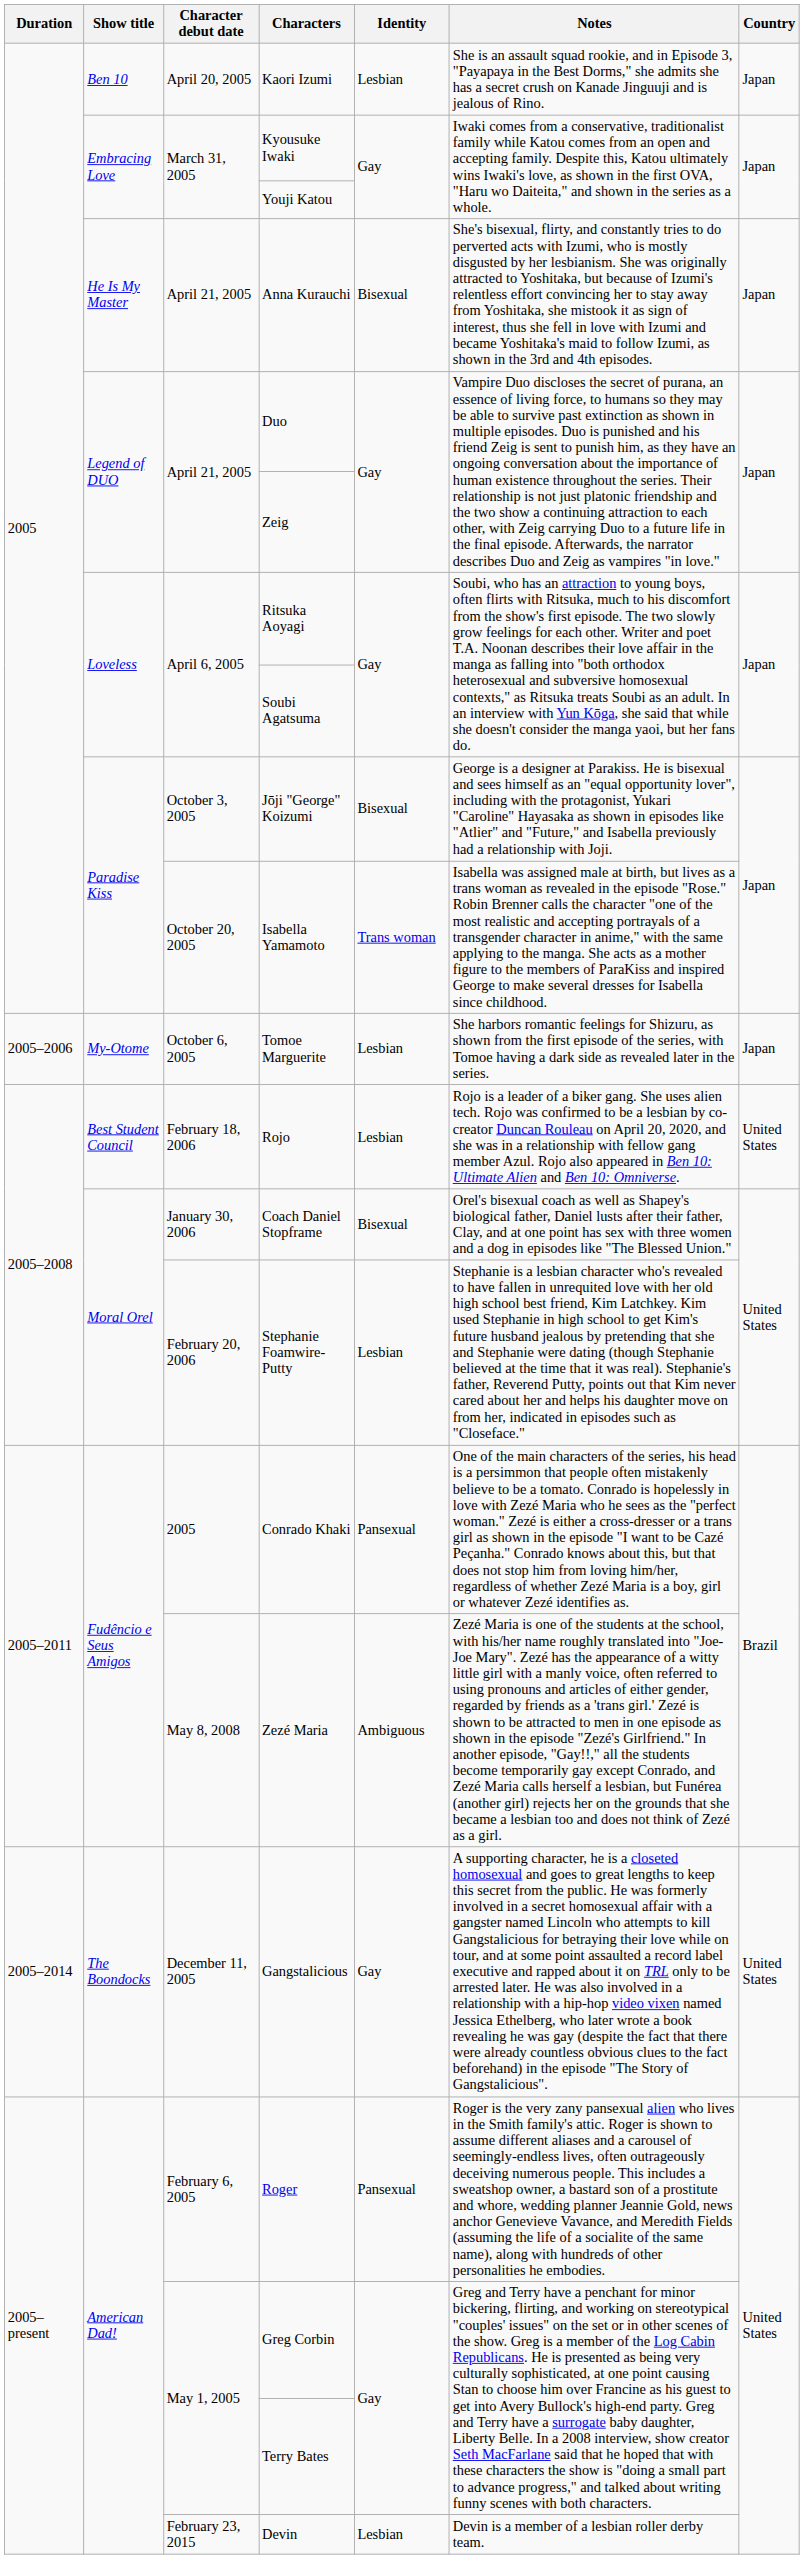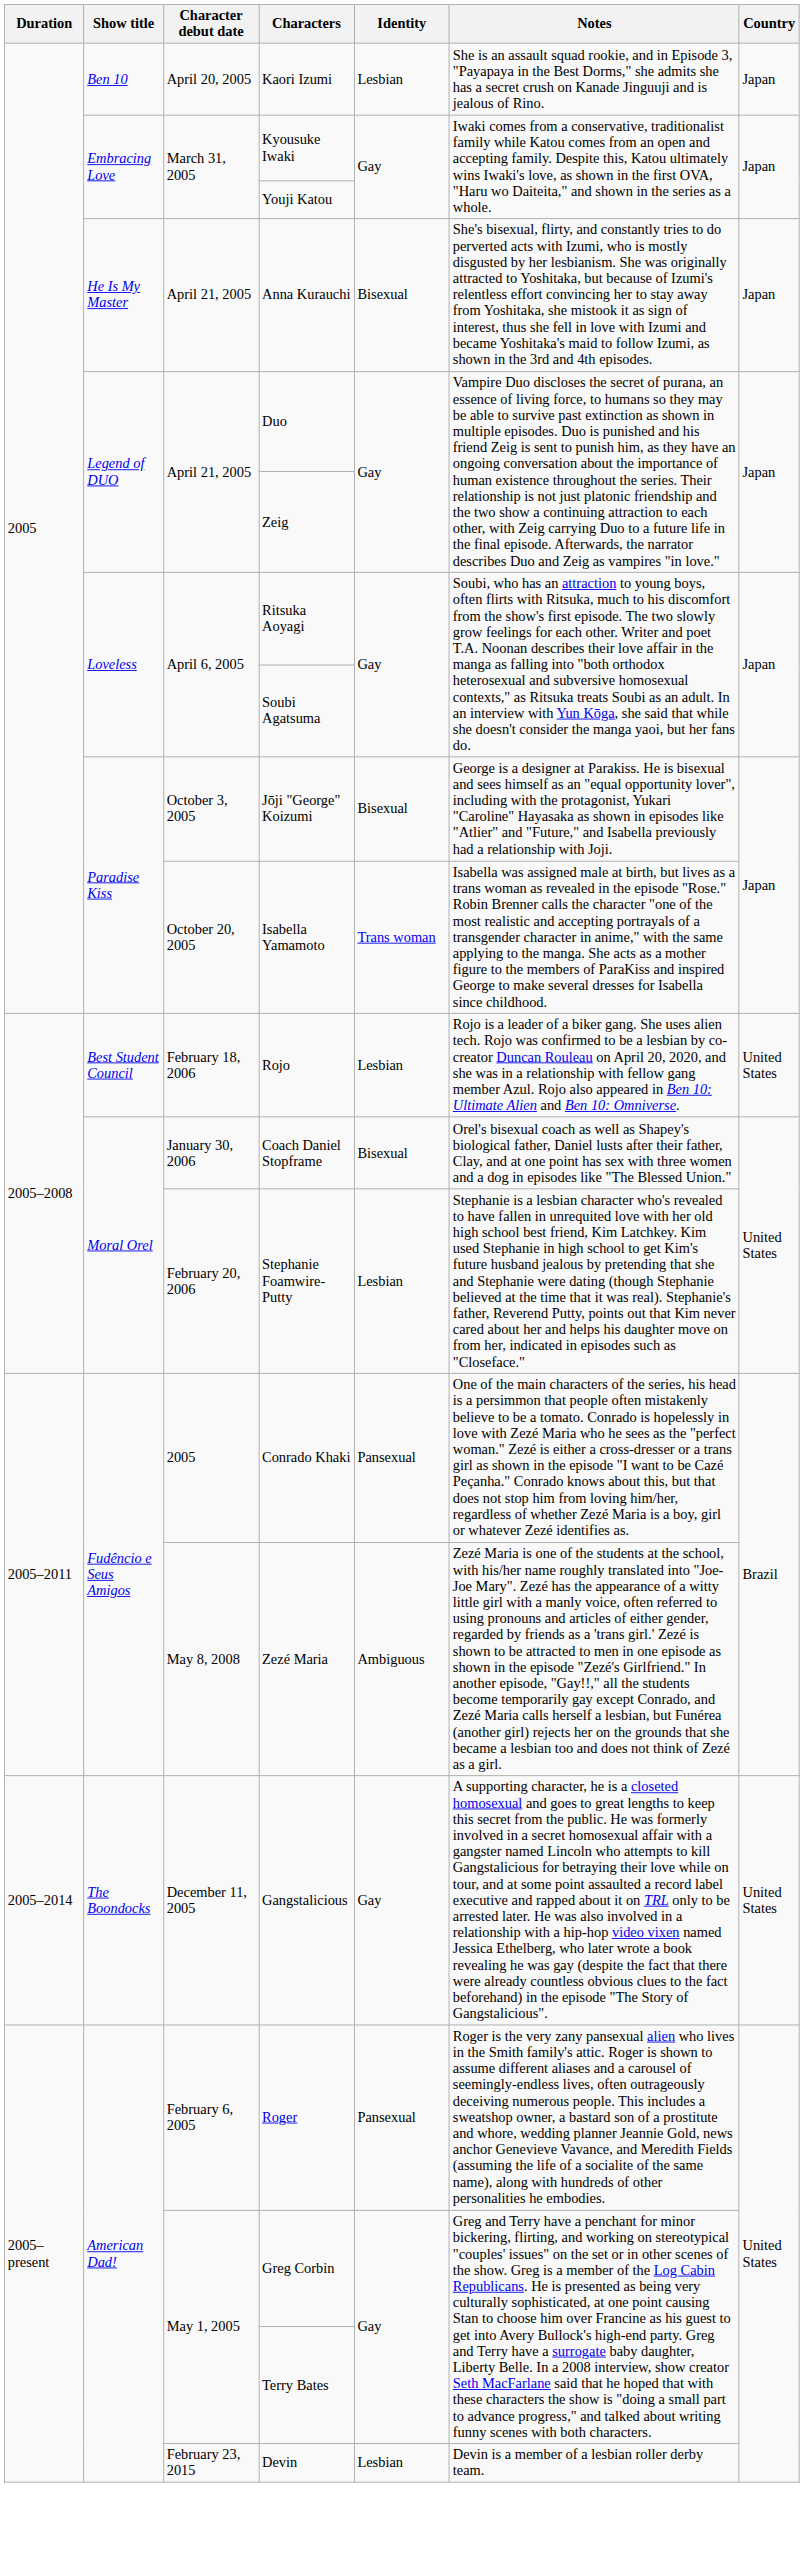- row: (294, 1049)
